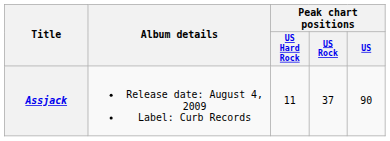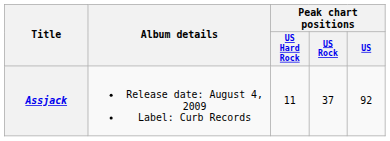(366, 101) 90 -> (366, 101) 92
